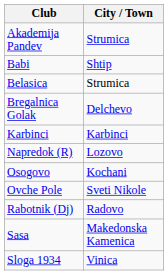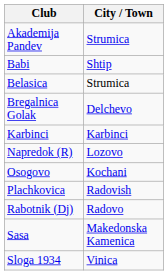- row: (35, 190)
+ row: (36, 190)
